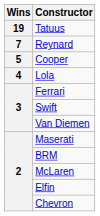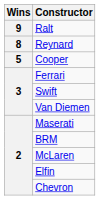- row: (50, 28)
+ row: (44, 28)
(19, 44) 7 -> (19, 44) 8
- row: (45, 76)
